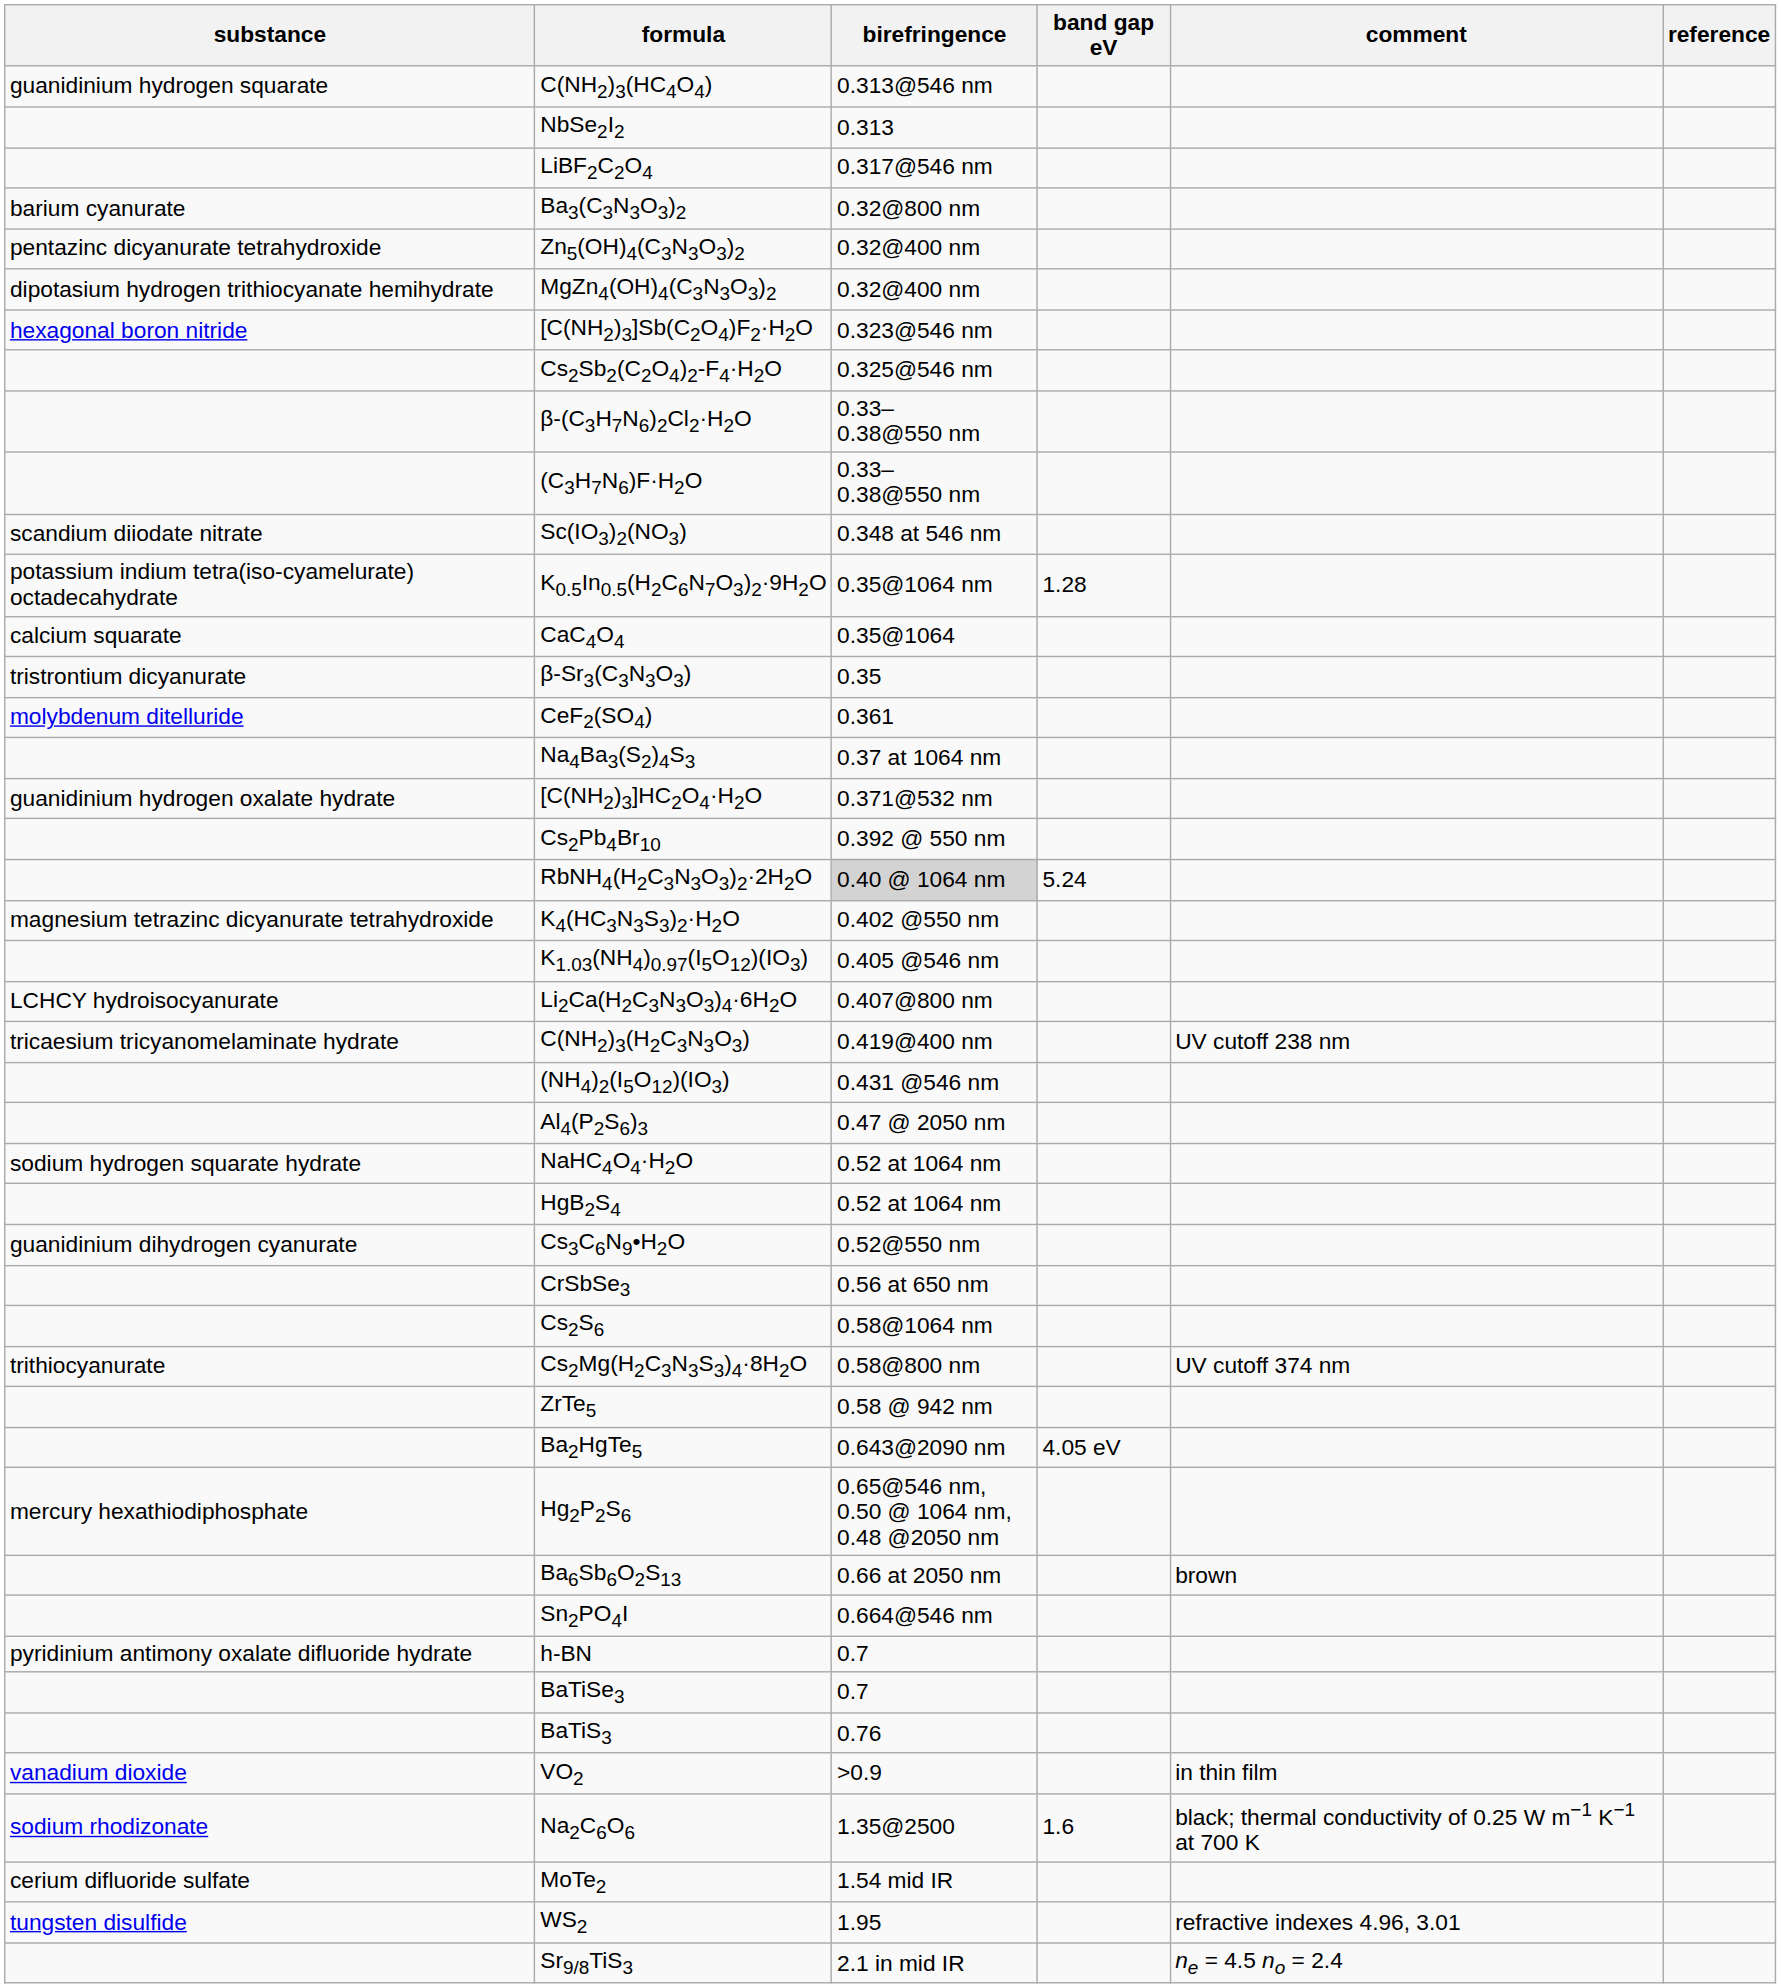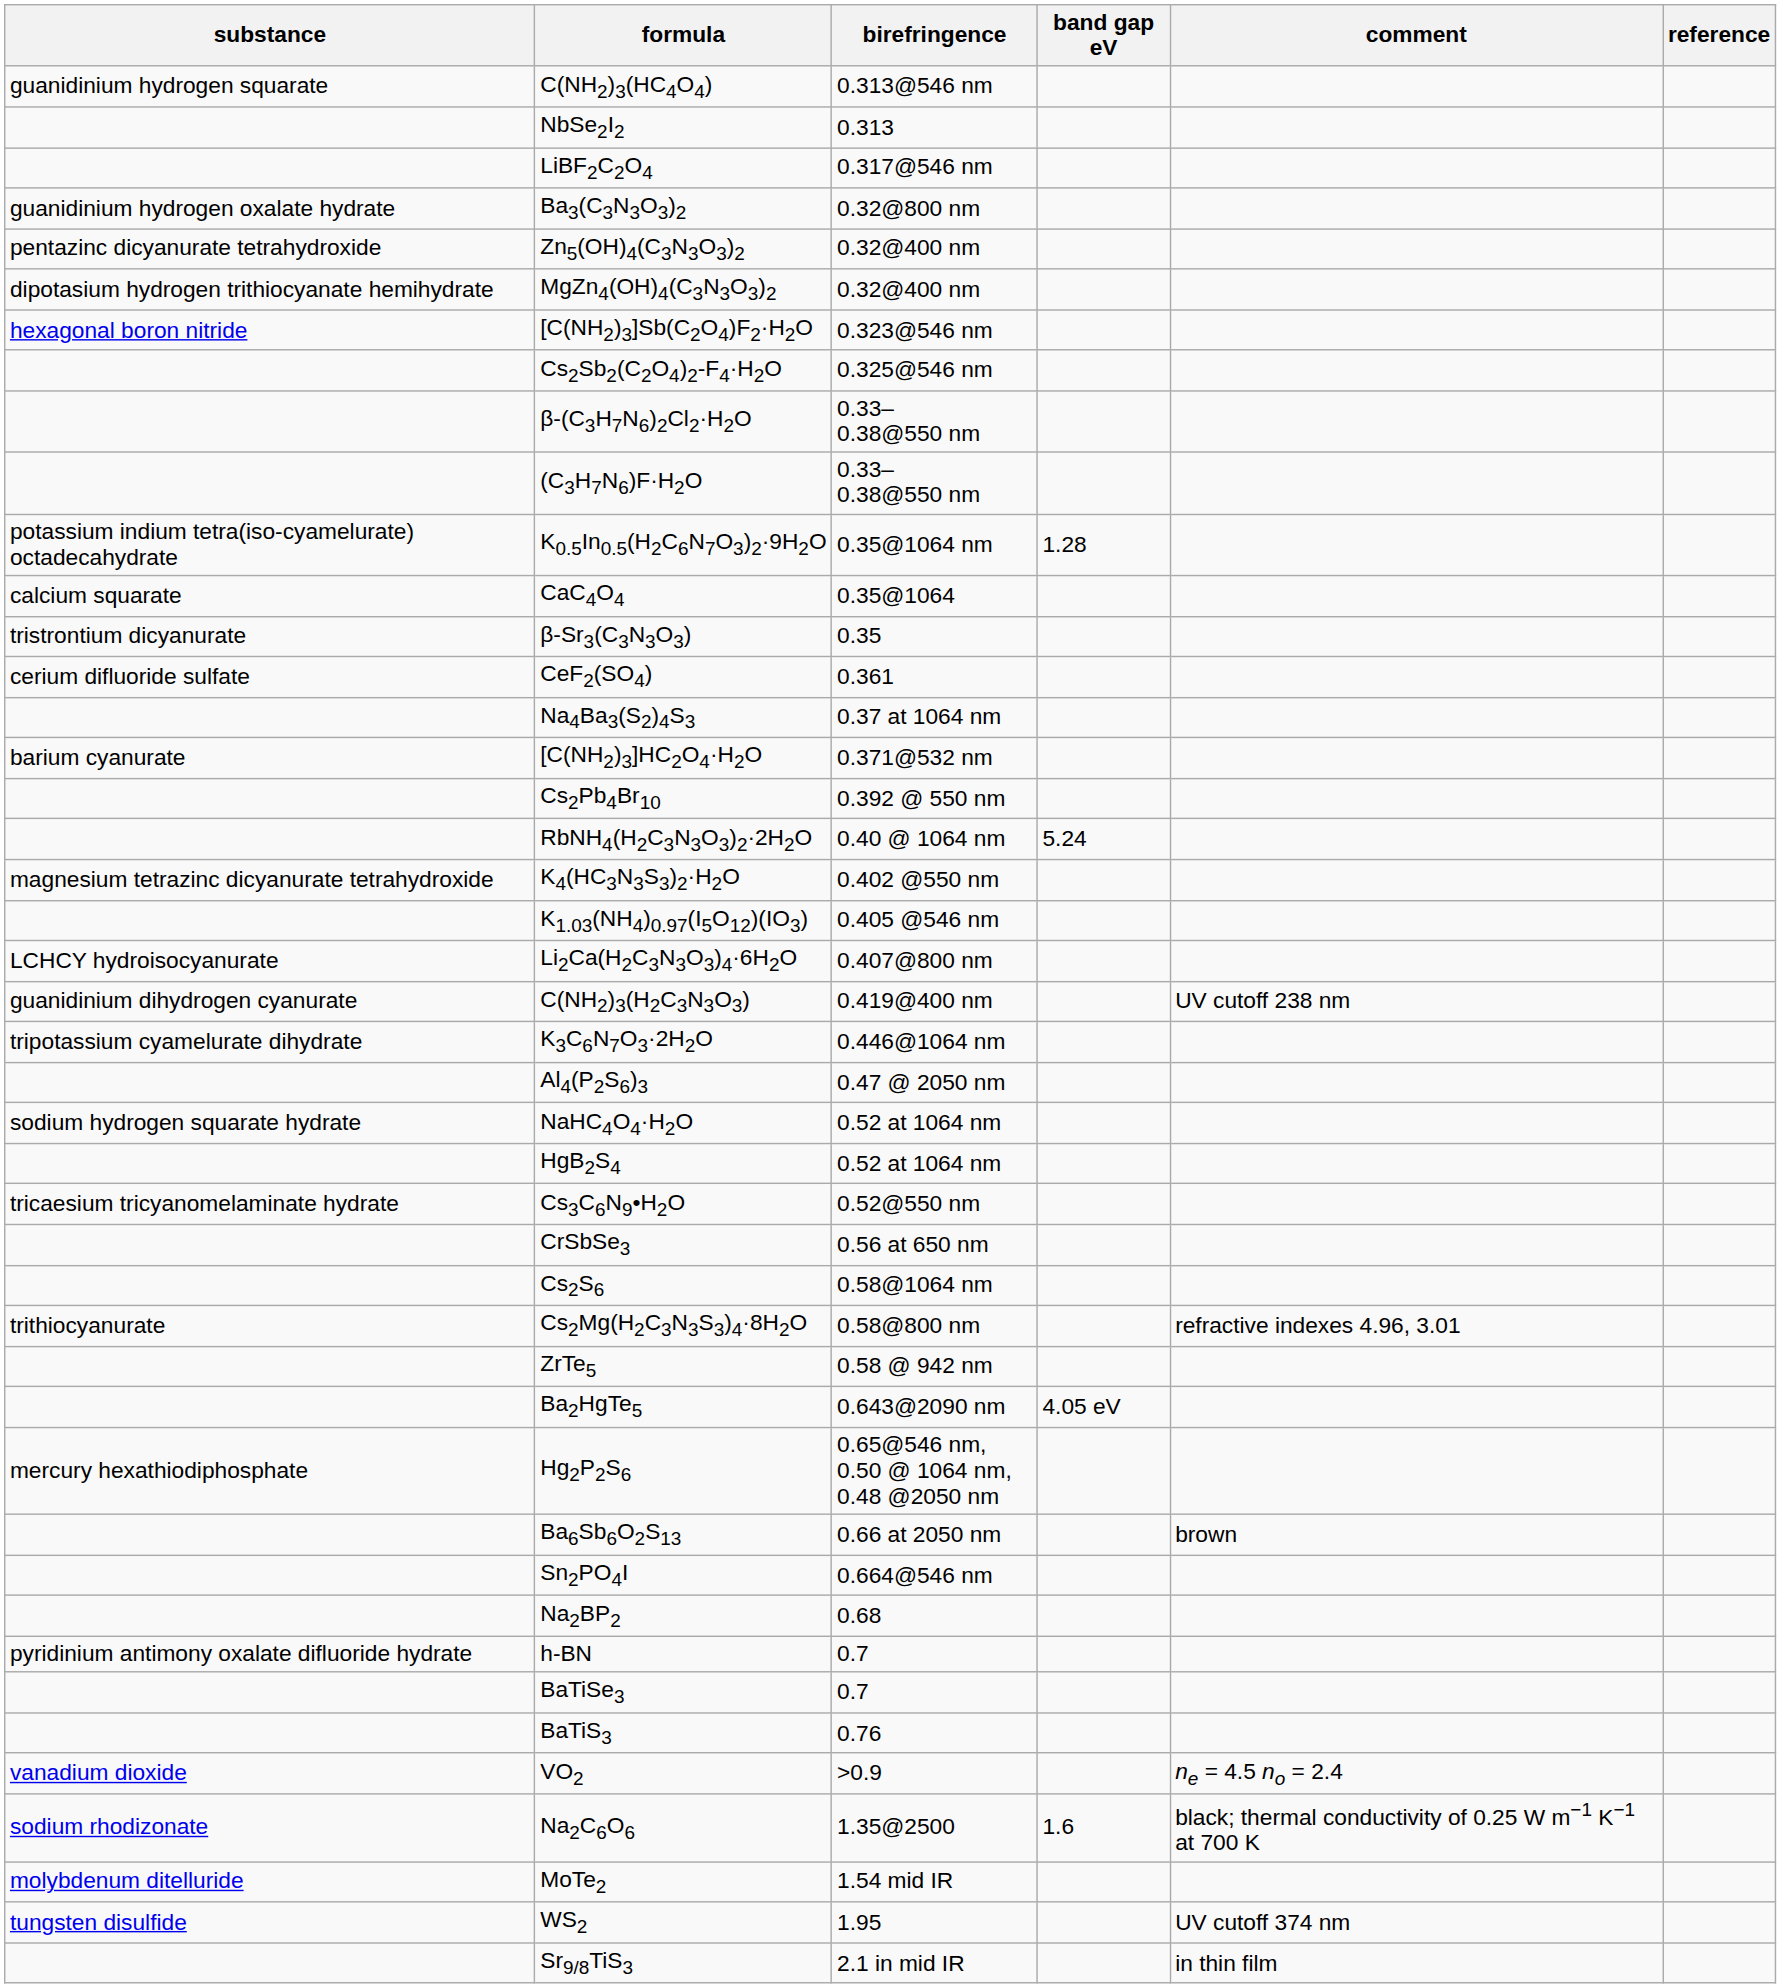(98, 208) barium cyanurate -> (203, 208) guanidinium hydrogen oxalate hydrate
- row: (613, 534)
(127, 717) molybdenum ditelluride -> (130, 676) cerium difluoride sulfate
(203, 798) guanidinium hydrogen oxalate hydrate -> (98, 757) barium cyanurate
(921, 879) lightgrey background -> (921, 838) no background
(204, 1041) tricaesium tricyanomelaminate hydrate -> (184, 1001) guanidinium dihydrogen cyanurate
- row: (635, 1083)
+ row: (627, 1042)
(184, 1244) guanidinium dihydrogen cyanurate -> (204, 1204) tricaesium tricyanomelaminate hydrate
(1263, 1366) UV cutoff 374 nm -> (1318, 1325) refractive indexes 4.96, 3.01
+ row: (580, 1616)
(1226, 1773) in thin film -> (1259, 1774) ne = 4.5 no = 2.4
(130, 1881) cerium difluoride sulfate -> (127, 1881) molybdenum ditelluride
(1318, 1922) refractive indexes 4.96, 3.01 -> (1263, 1922) UV cutoff 374 nm
(1259, 1963) ne = 4.5 no = 2.4 -> (1226, 1962) in thin film
